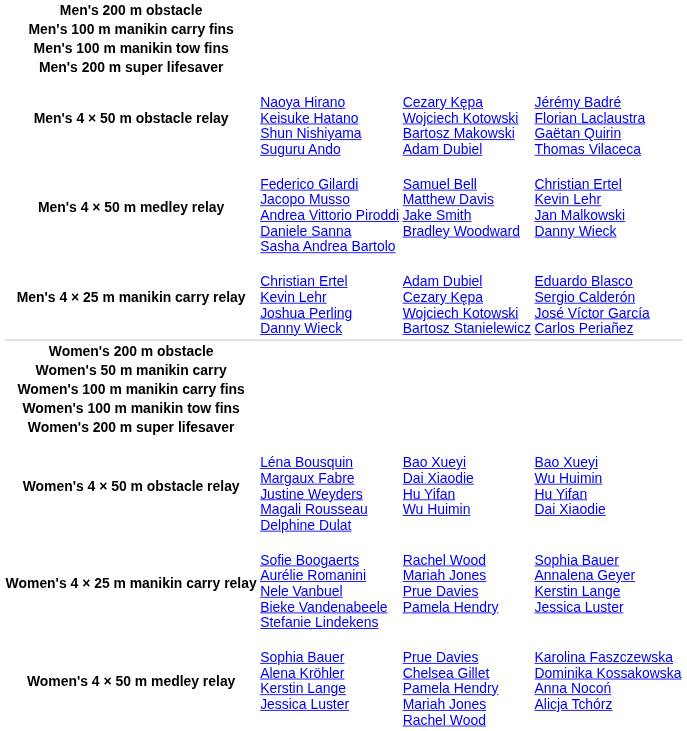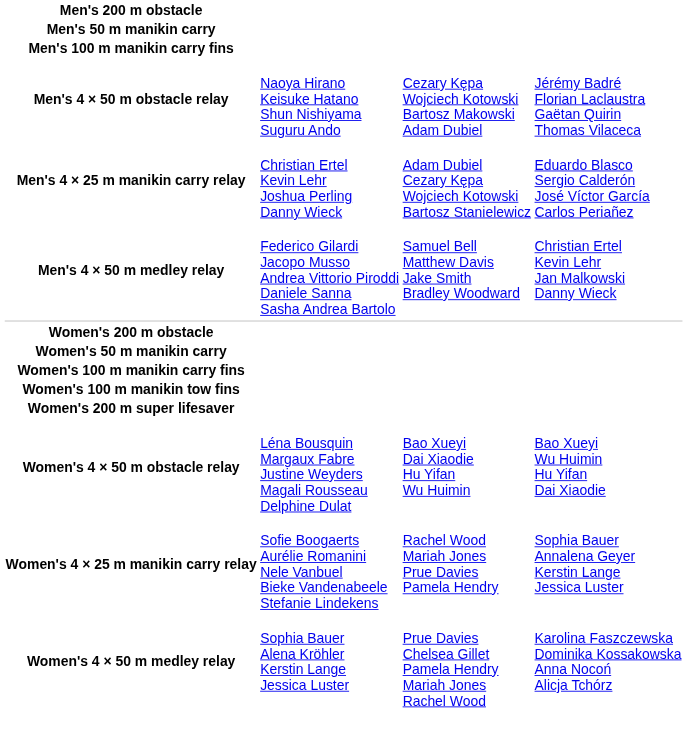+ row: (131, 29)
- row: (131, 48)
- row: (131, 67)
rows swapped: (131, 297) <-> (131, 207)
